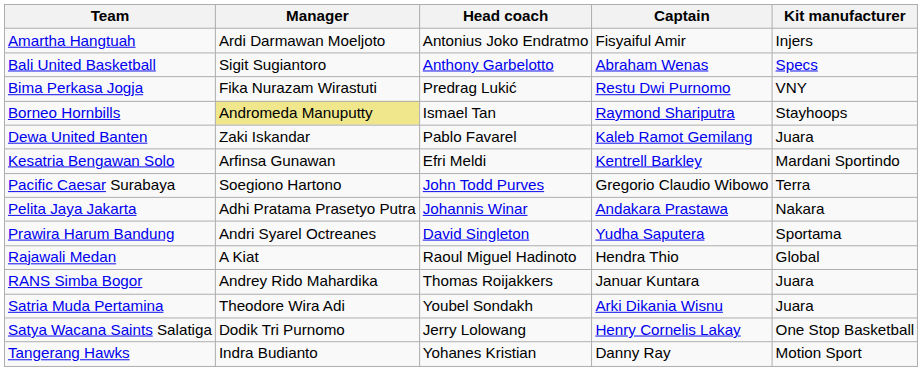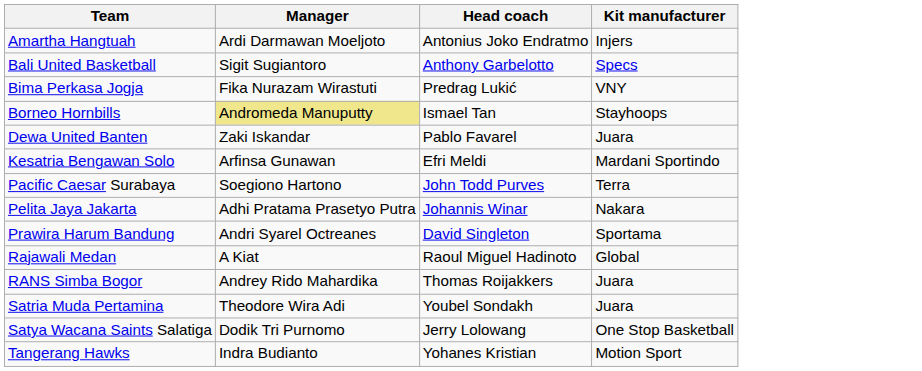- column: (682, 16)
